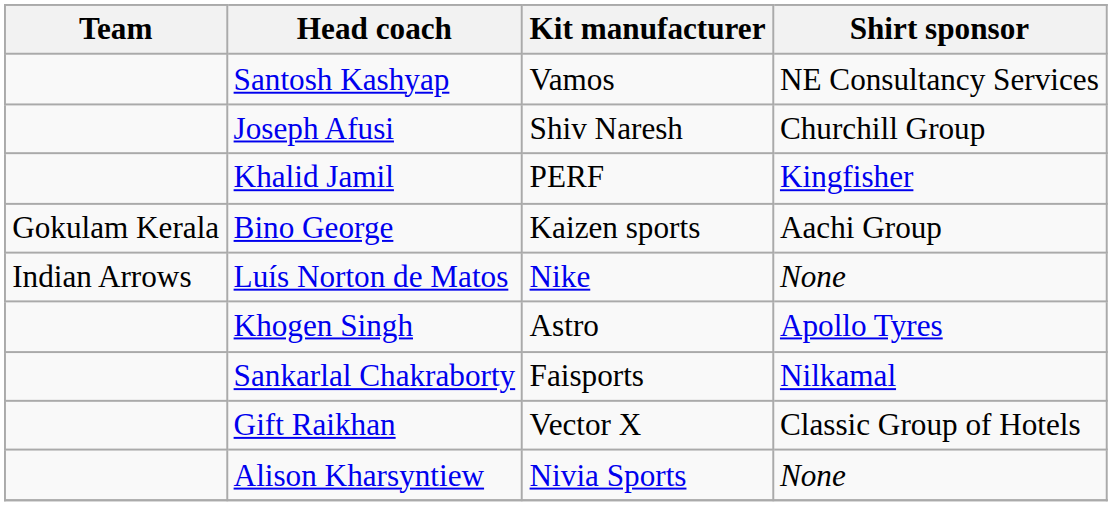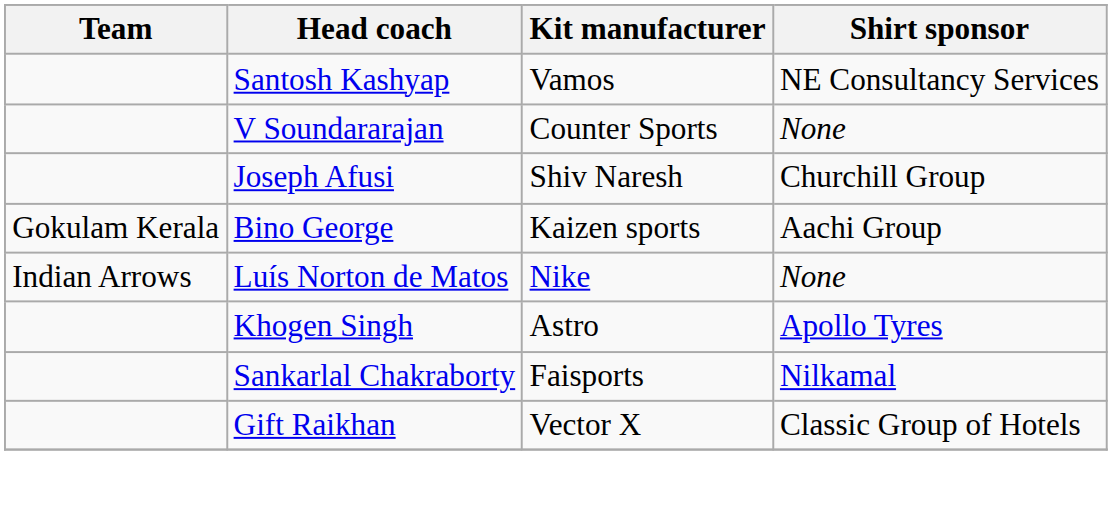+ row: (339, 128)
- row: (314, 177)
- row: (359, 474)
